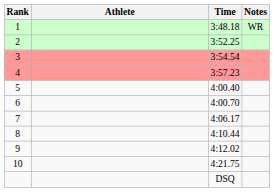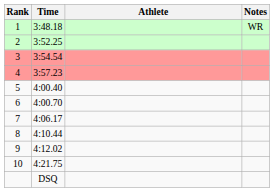columns swapped: (120, 12) <-> (225, 12)
